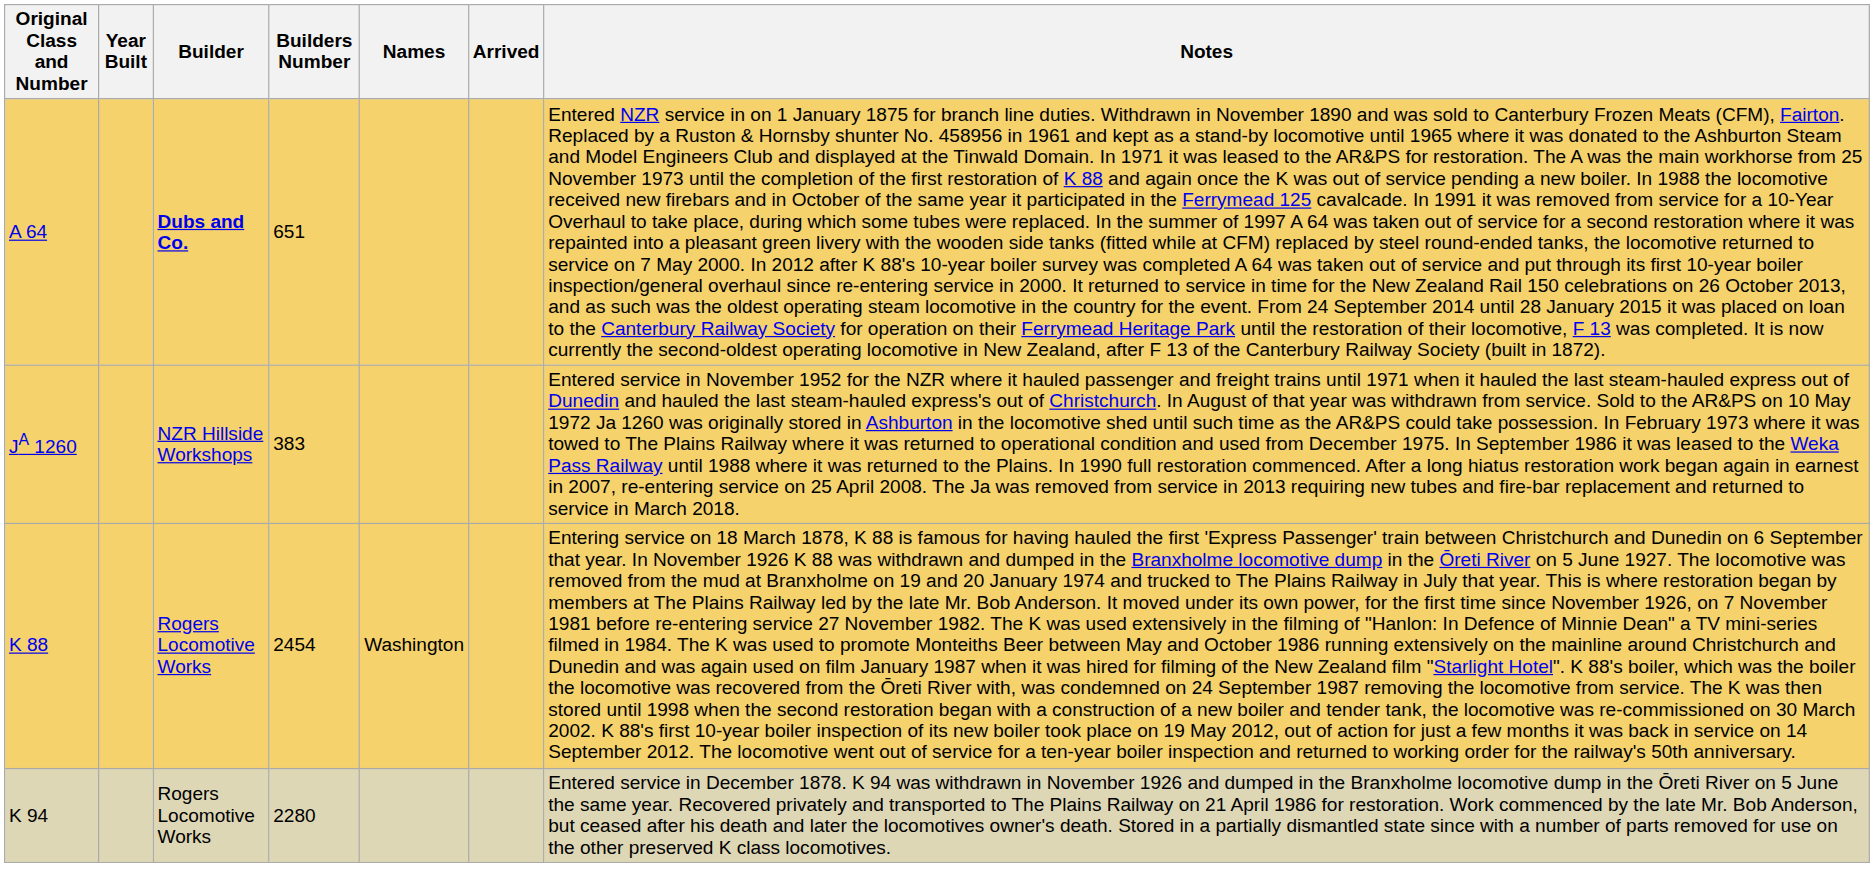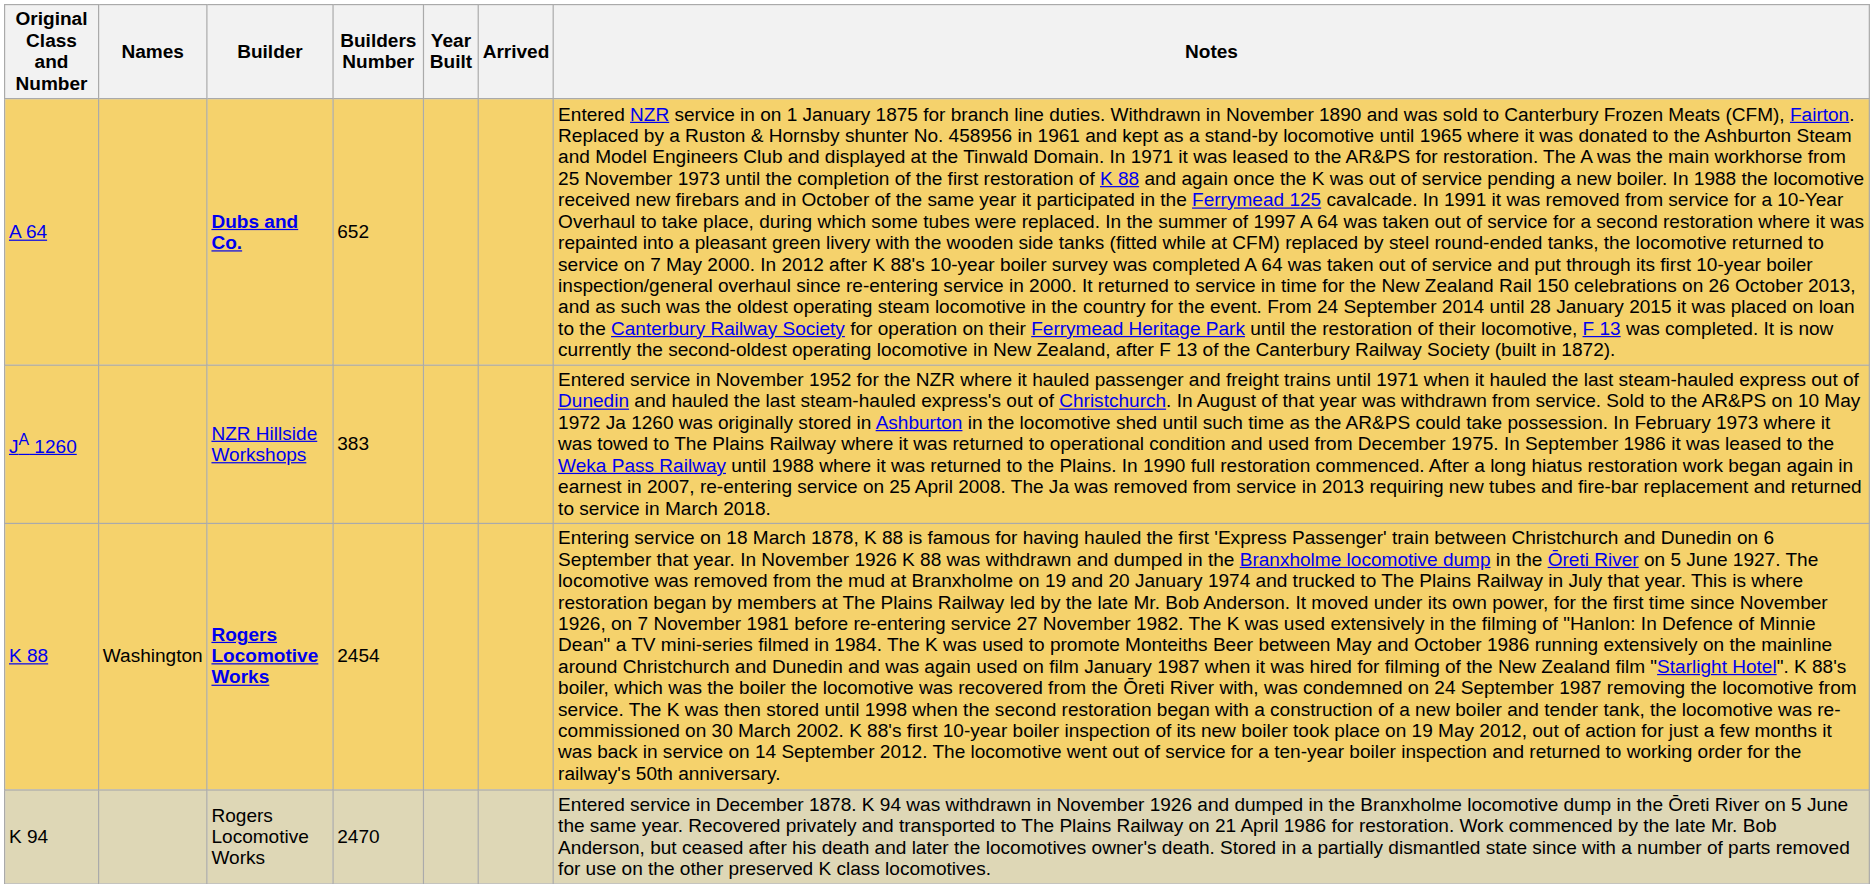columns swapped: (414, 51) <-> (126, 51)
(289, 231) 651 -> (353, 231) 652
(206, 645) normal -> (265, 656) bold
(294, 815) 2280 -> (358, 836) 2470
